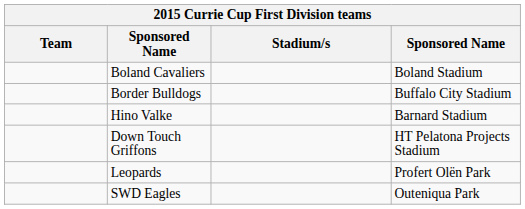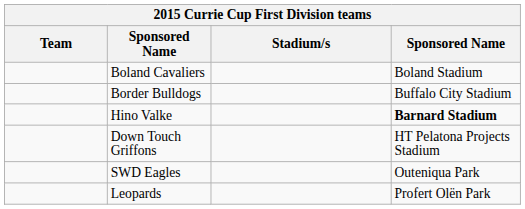(441, 115) normal -> (446, 115) bold
rows swapped: (136, 172) <-> (146, 193)
